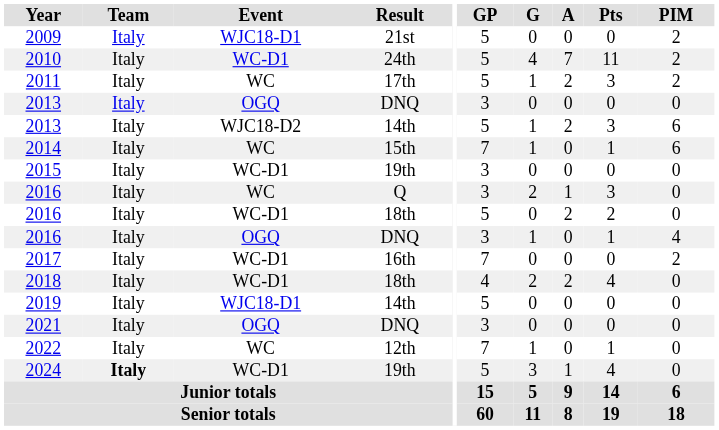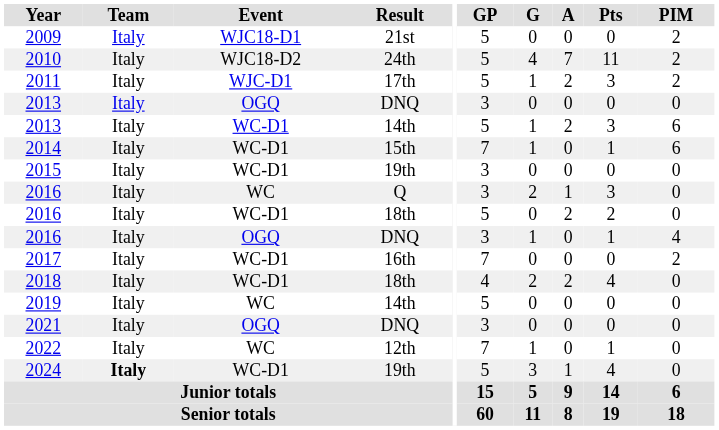(261, 59) WC-D1 -> (261, 59) WJC18-D2
(261, 81) WC -> (261, 81) WJC-D1
(261, 126) WJC18-D2 -> (261, 126) WC-D1
(261, 148) WC -> (261, 148) WC-D1
(261, 303) WJC18-D1 -> (261, 303) WC
